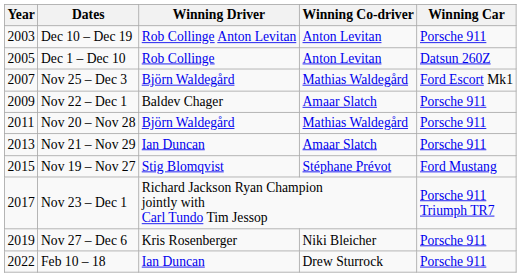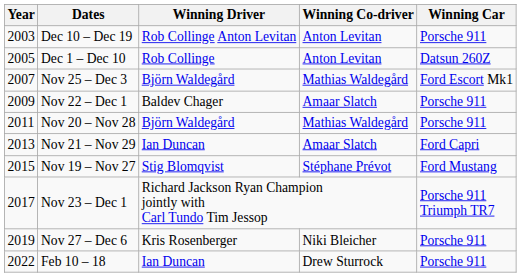(453, 144) Porsche 911 -> (450, 144) Ford Capri
